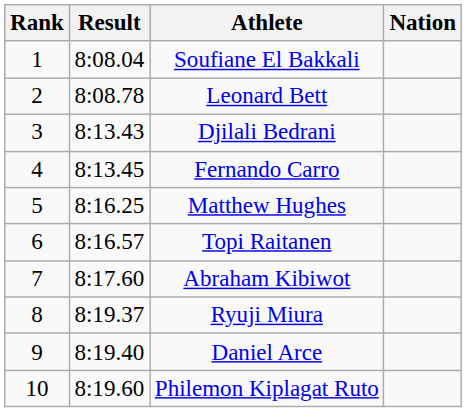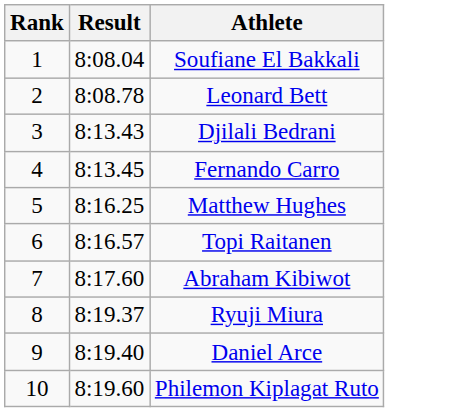- column: (423, 22)
